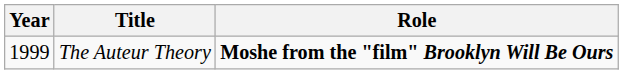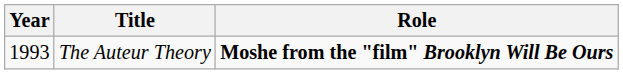(29, 52) 1999 -> (29, 52) 1993
